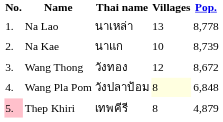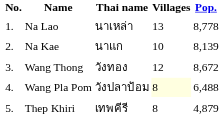(206, 46) 8,739 -> (206, 46) 8,139
(206, 87) 6,848 -> (206, 87) 6,488
(9, 108) pink background -> (9, 108) no background
